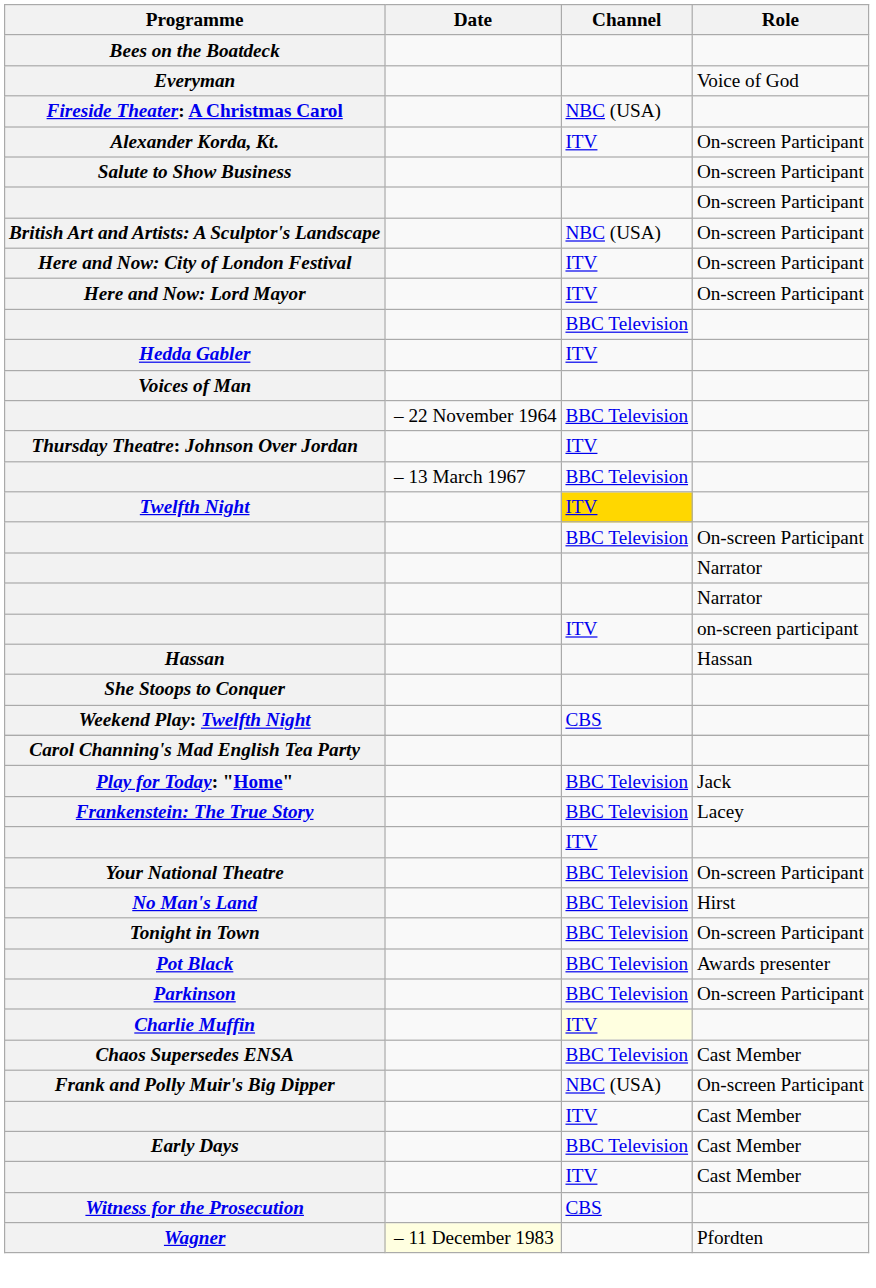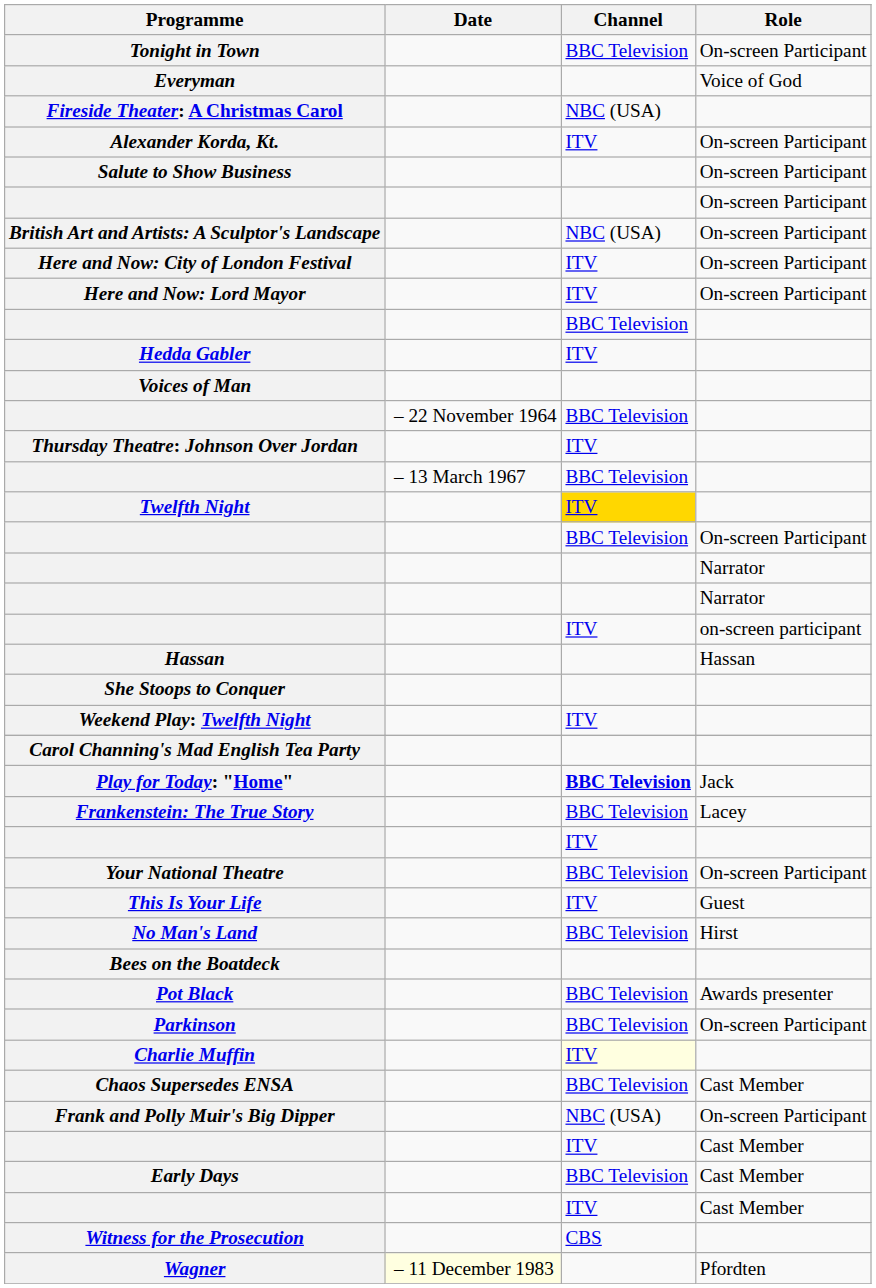rows swapped: (195, 50) <-> (195, 933)
(584, 720) CBS -> (581, 720) ITV
(627, 780) normal -> (628, 780) bold
+ row: (195, 902)
